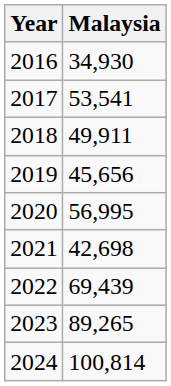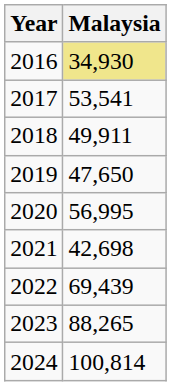(101, 60) no background -> (101, 60) khaki background
(101, 173) 45,656 -> (101, 173) 47,650
(101, 323) 89,265 -> (101, 323) 88,265
